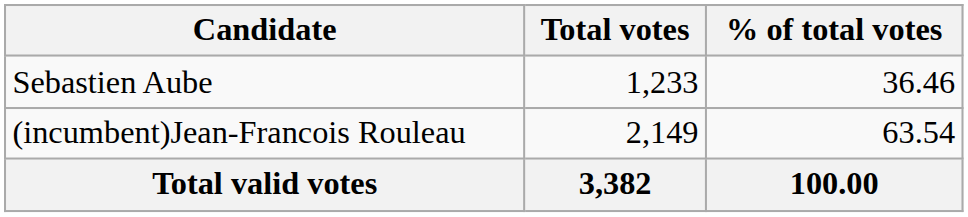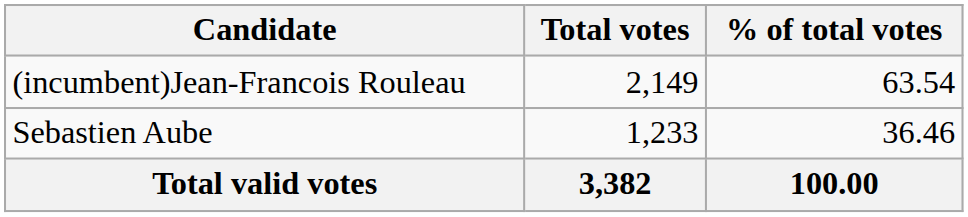rows swapped: (239, 132) <-> (113, 81)
